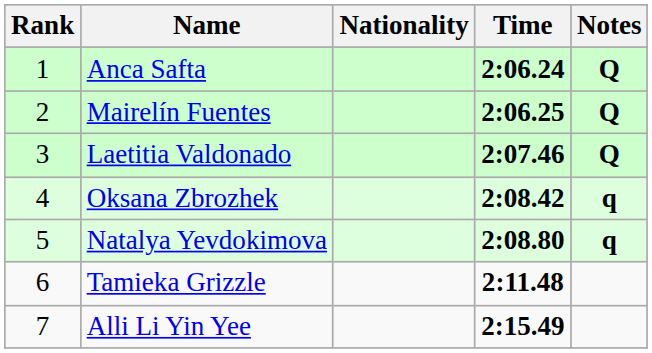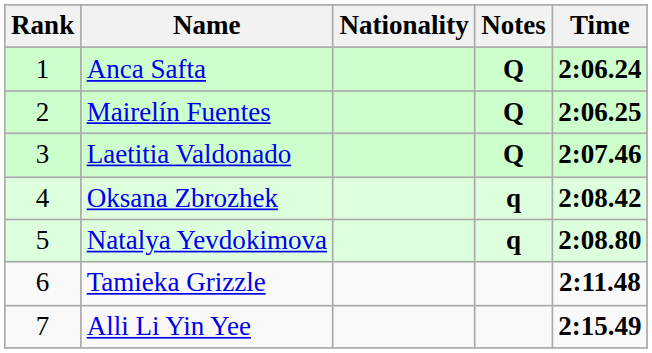columns swapped: (523, 25) <-> (609, 25)
